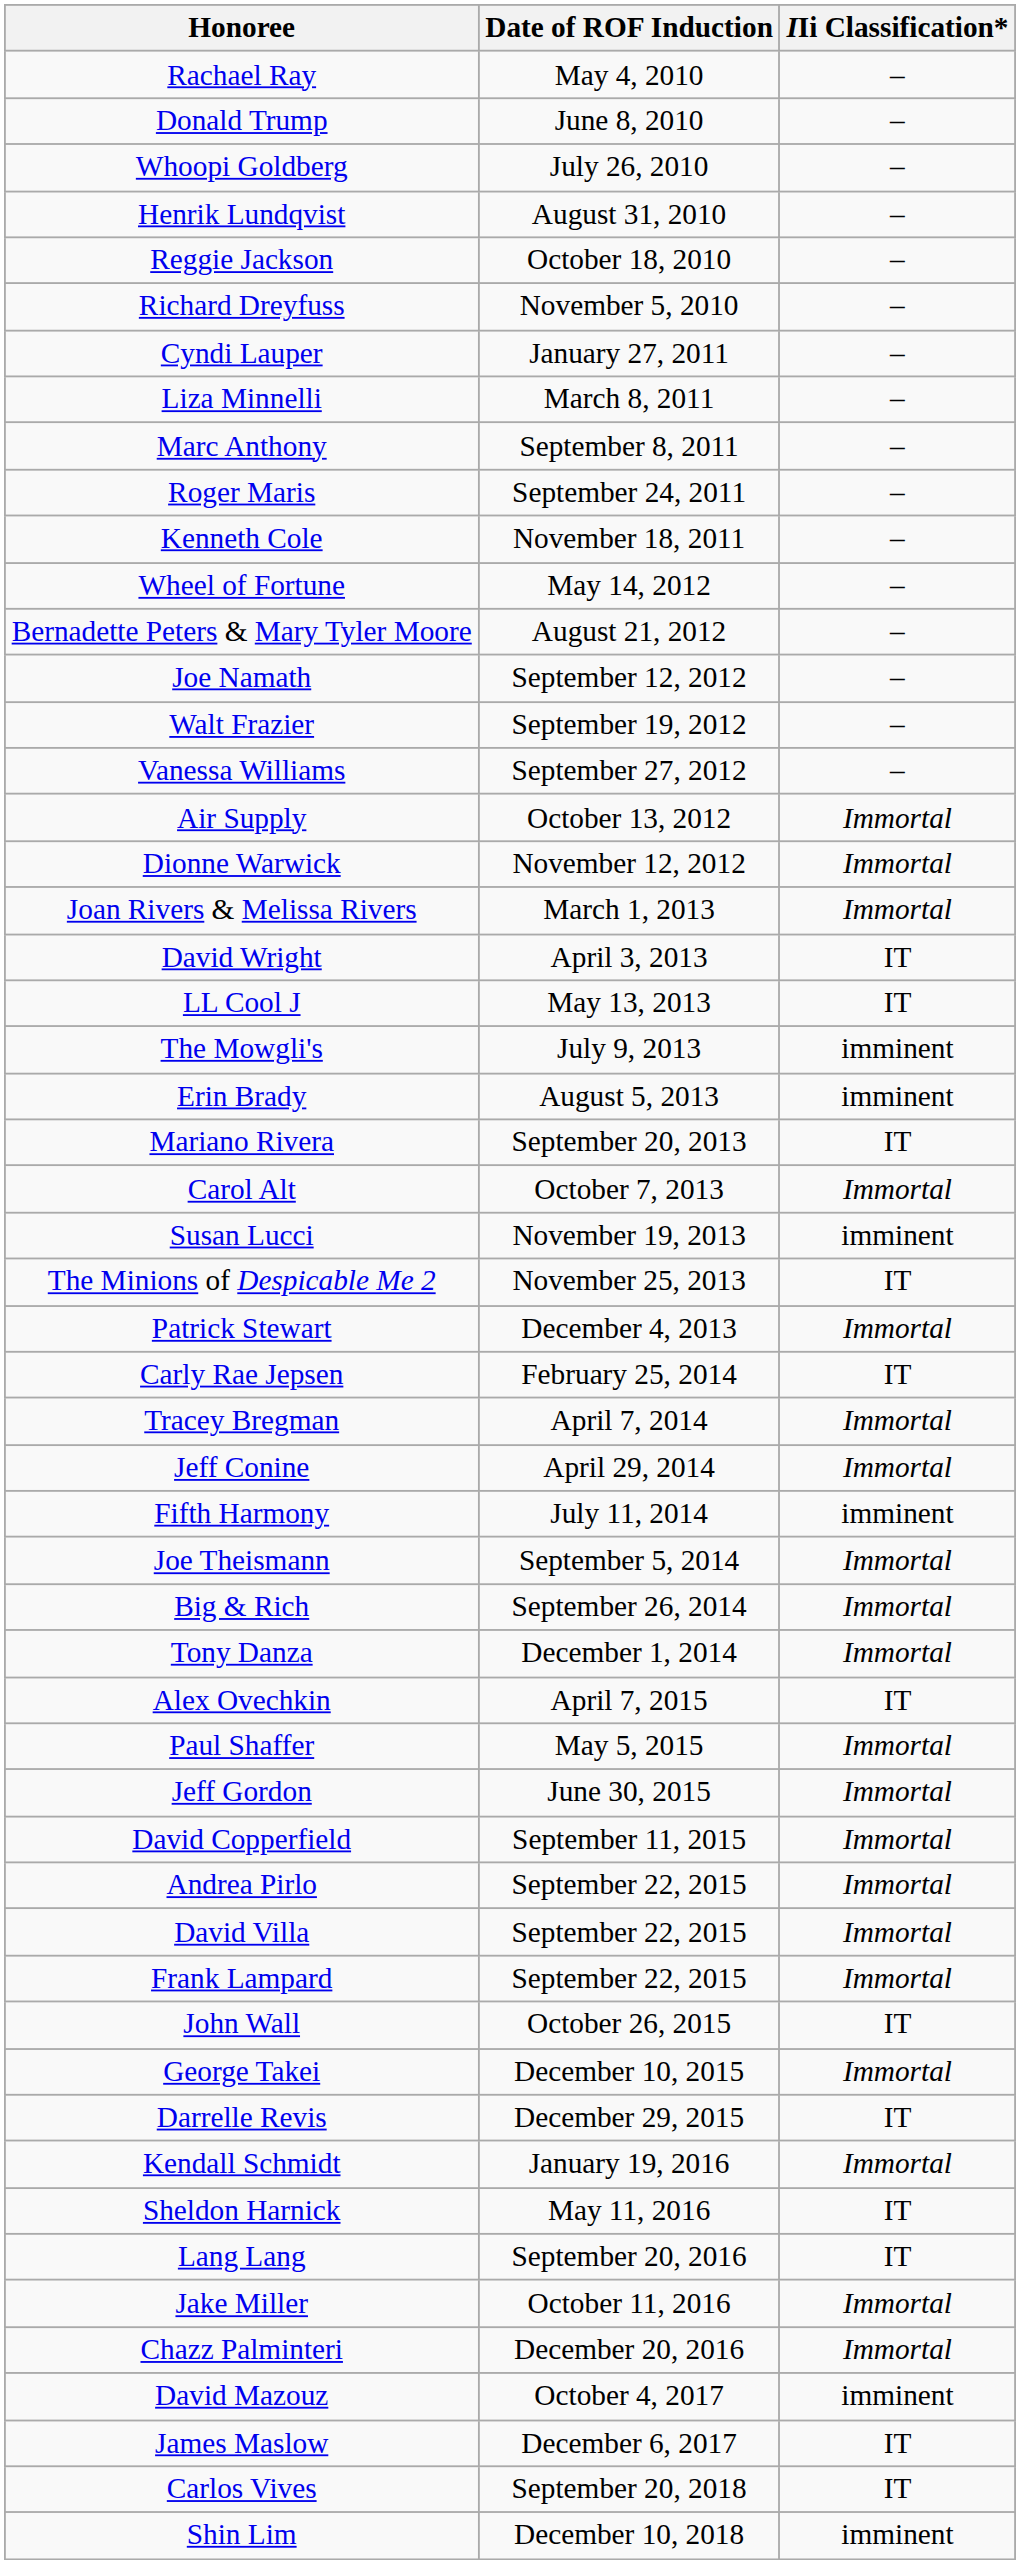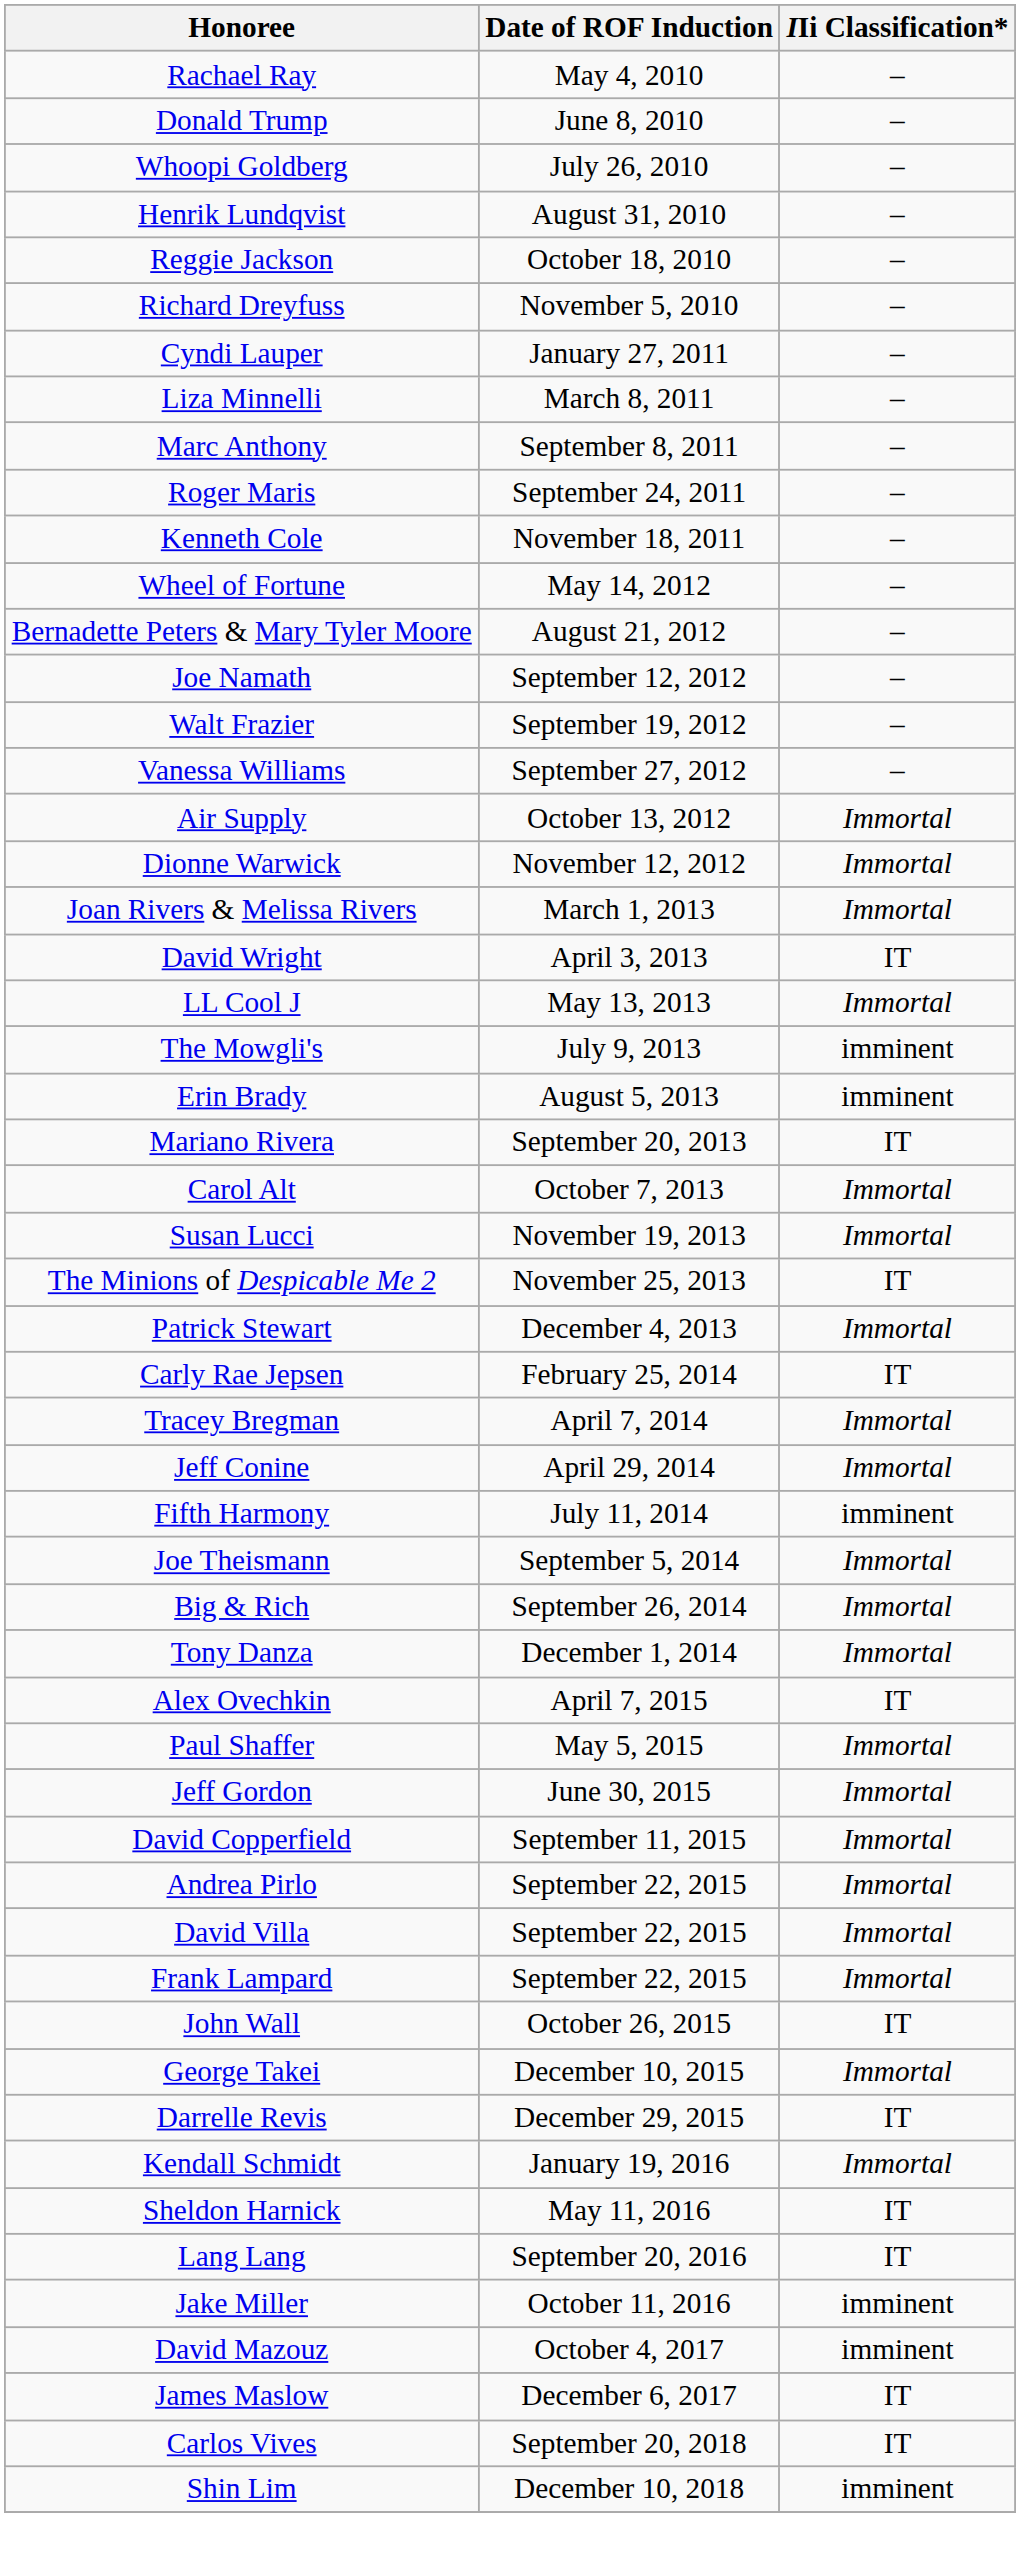(897, 1002) IT -> (897, 1002) Immortal
(897, 1235) imminent -> (897, 1235) Immortal
(897, 2303) Immortal -> (897, 2303) imminent
- row: (242, 2349)
